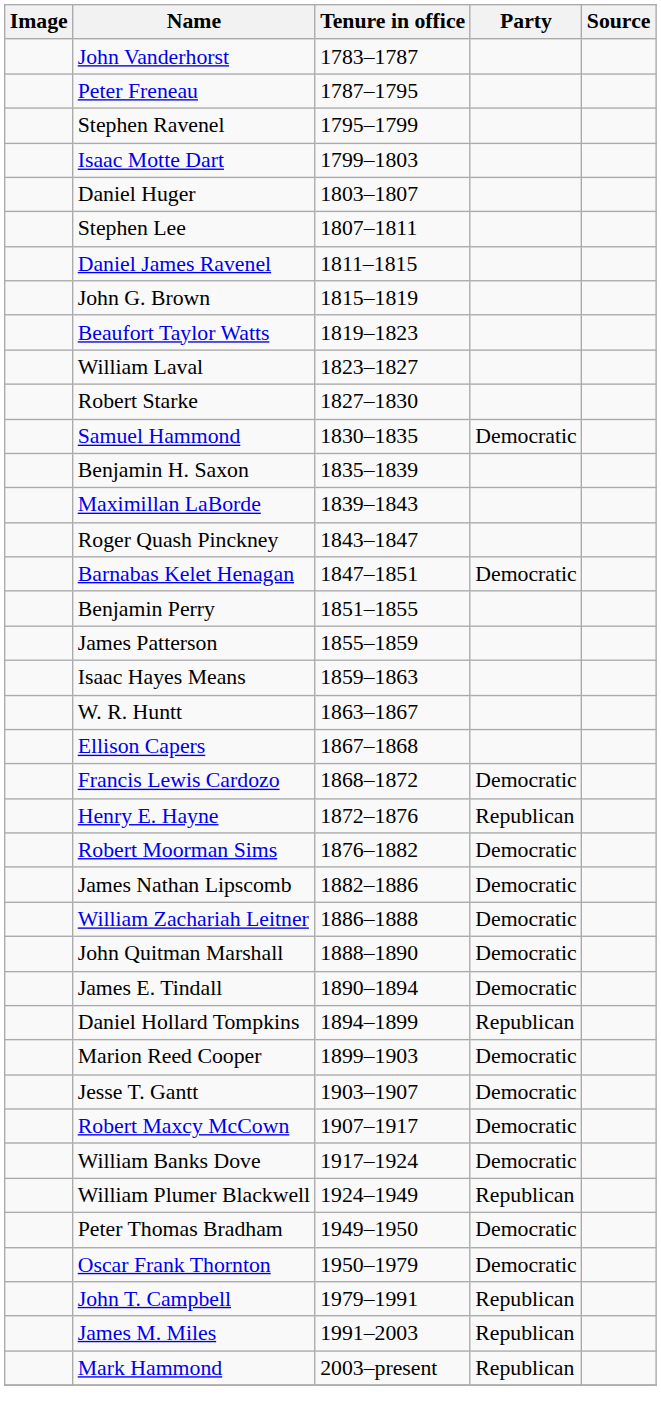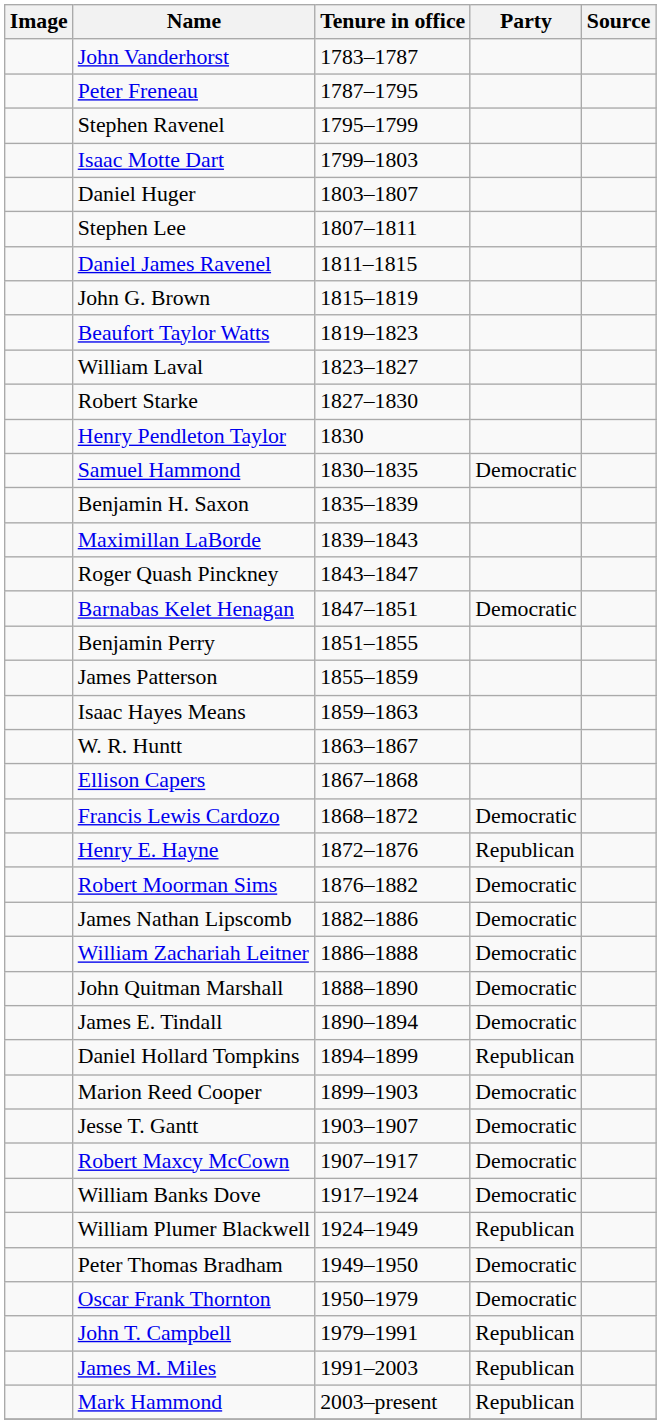+ row: (182, 435)
